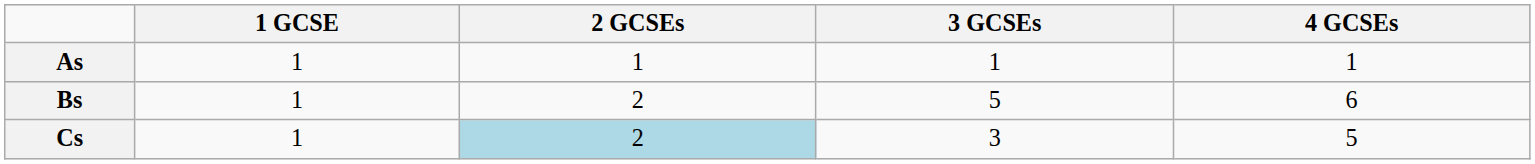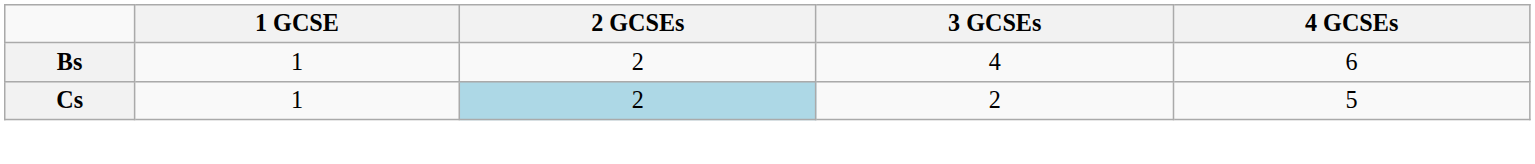- row: (70, 61)
(995, 100) 5 -> (995, 61) 4
(995, 138) 3 -> (995, 100) 2
